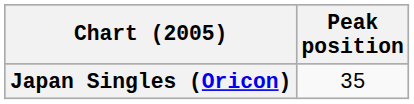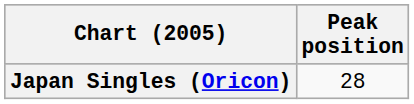(353, 82) 35 -> (353, 82) 28
